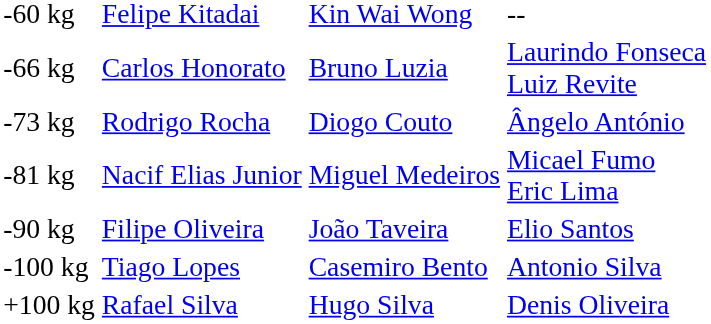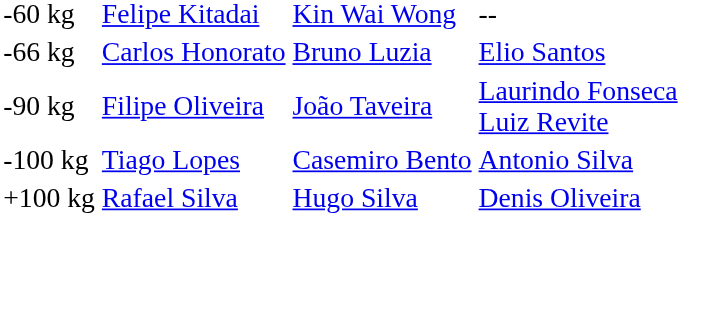(607, 68) Laurindo Fonseca Luiz Revite -> (542, 52) Elio Santos
- row: (39, 121)
- row: (39, 175)
(570, 228) Elio Santos -> (578, 106) Laurindo Fonseca Luiz Revite
